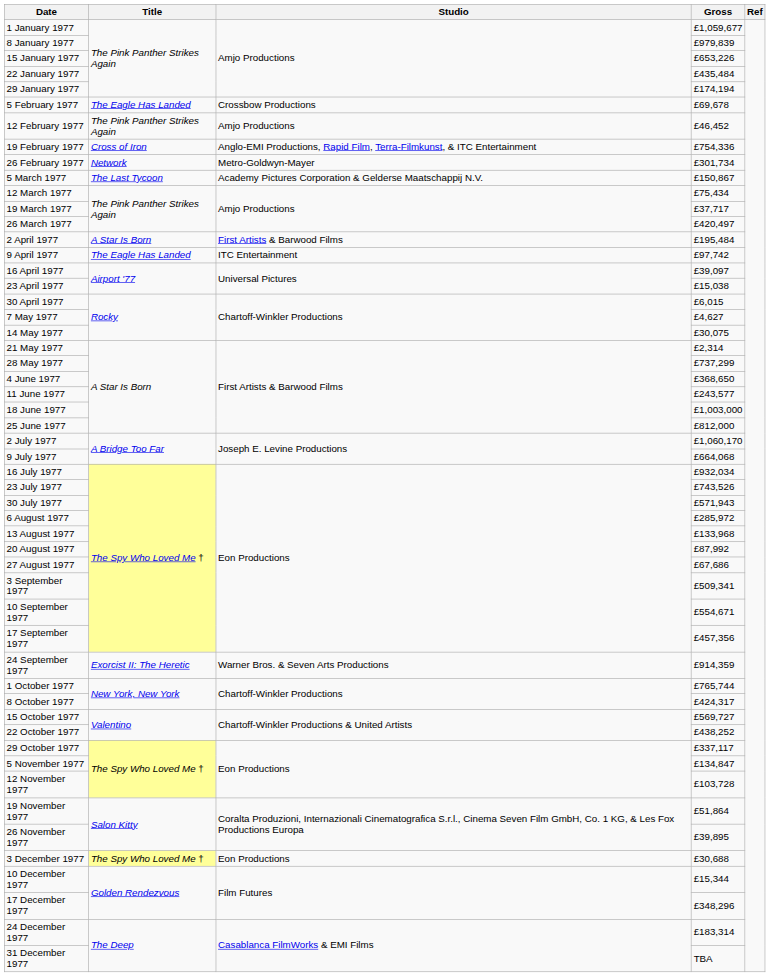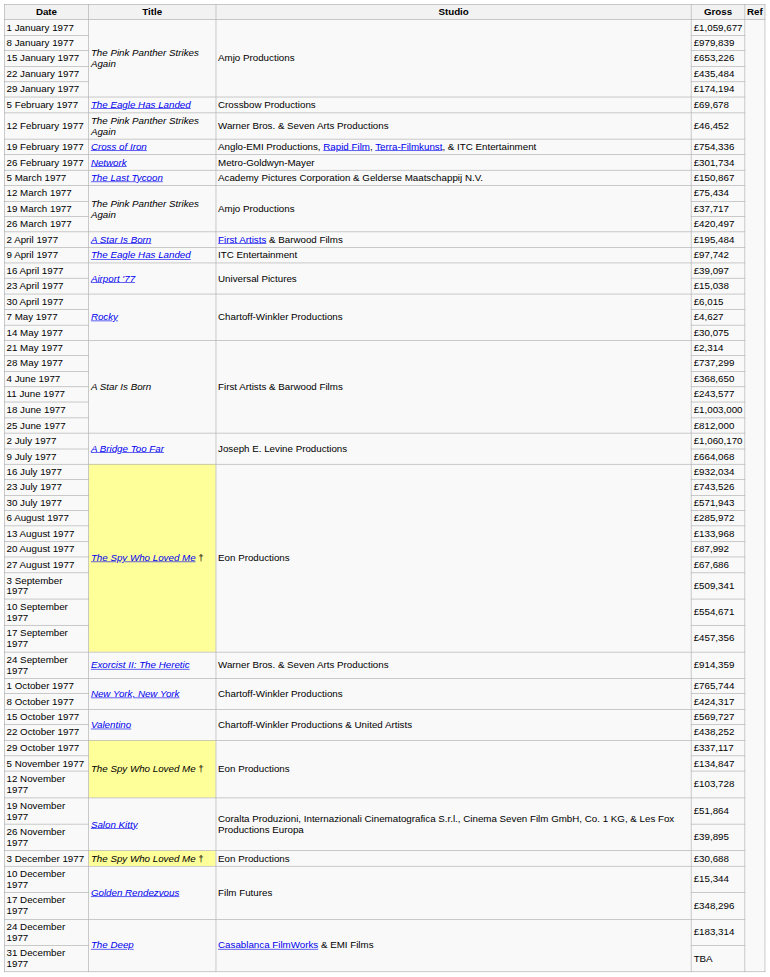(256, 126) Amjo Productions -> (303, 126) Warner Bros. & Seven Arts Productions
